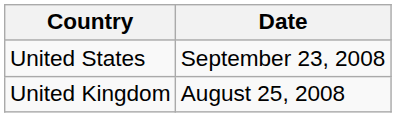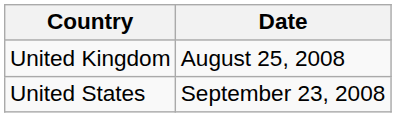rows swapped: (90, 93) <-> (78, 58)
